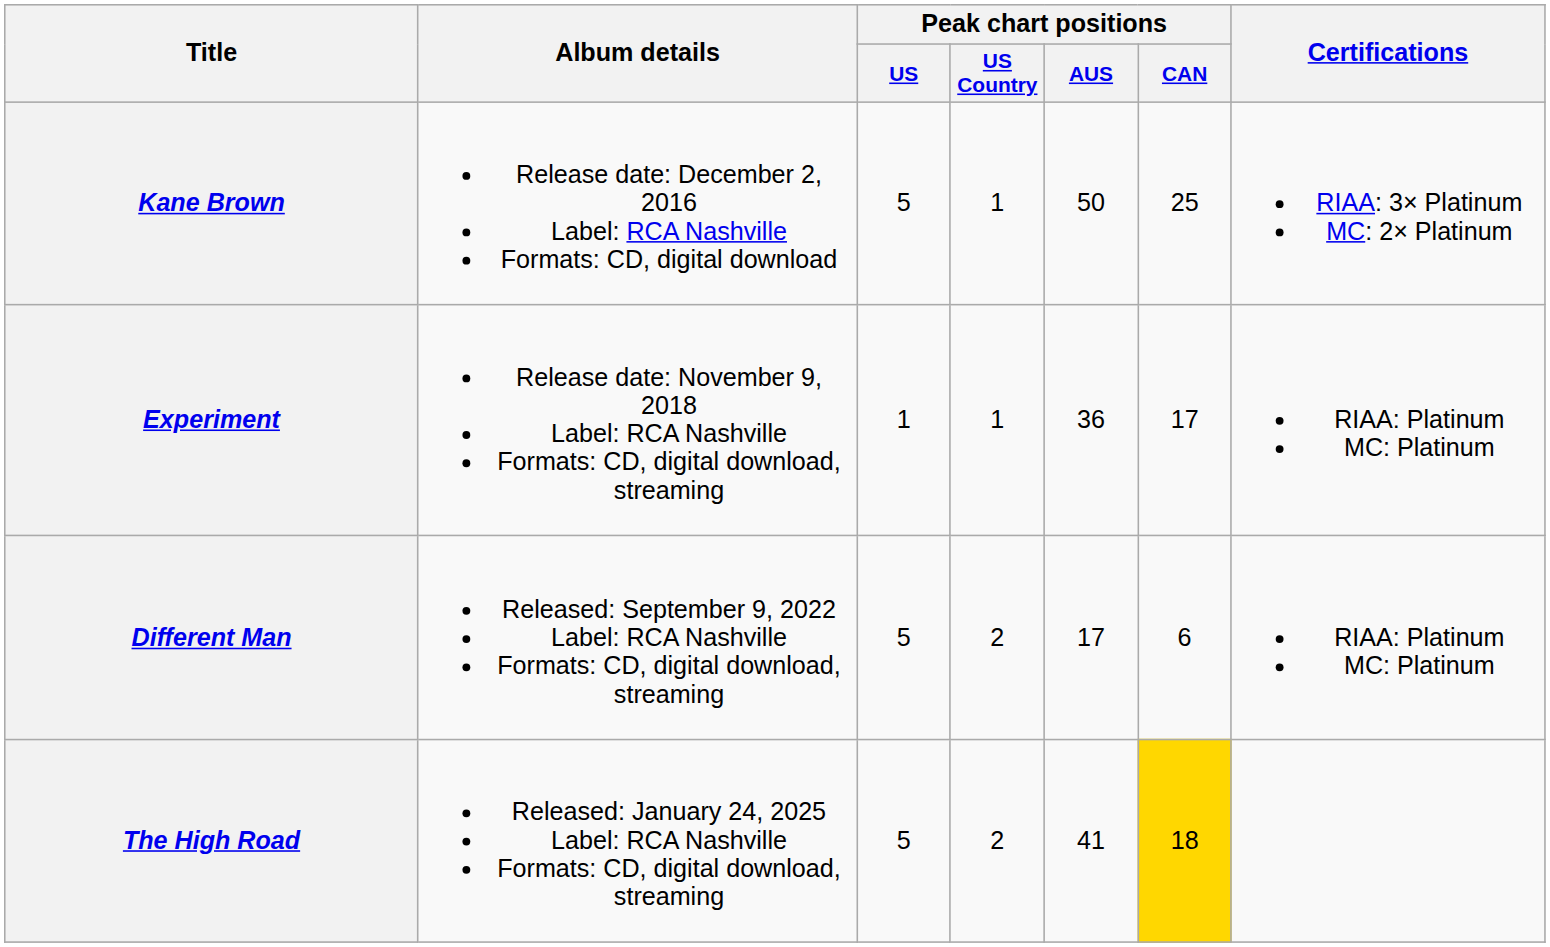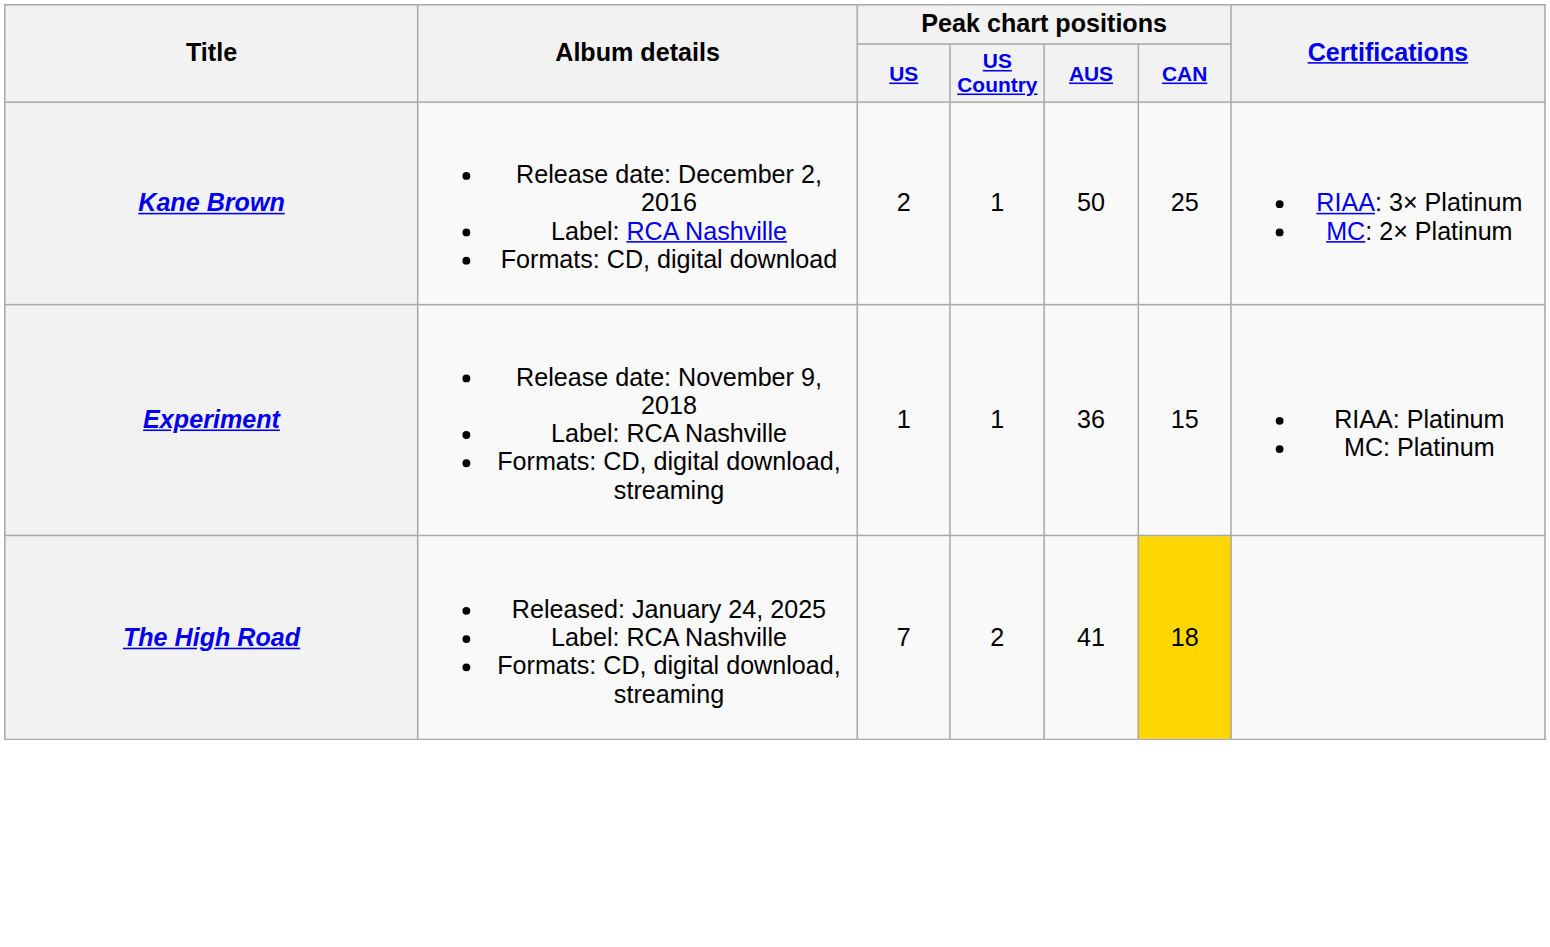(904, 202) 5 -> (904, 202) 2
(1185, 420) 17 -> (1185, 420) 15
- row: (212, 637)
(904, 840) 5 -> (904, 637) 7
